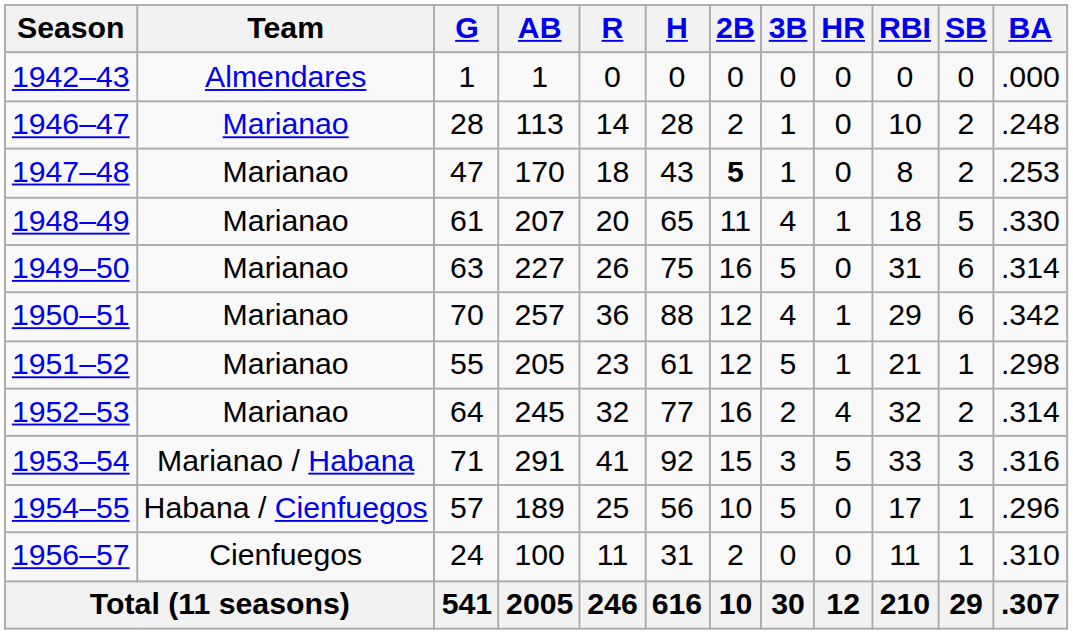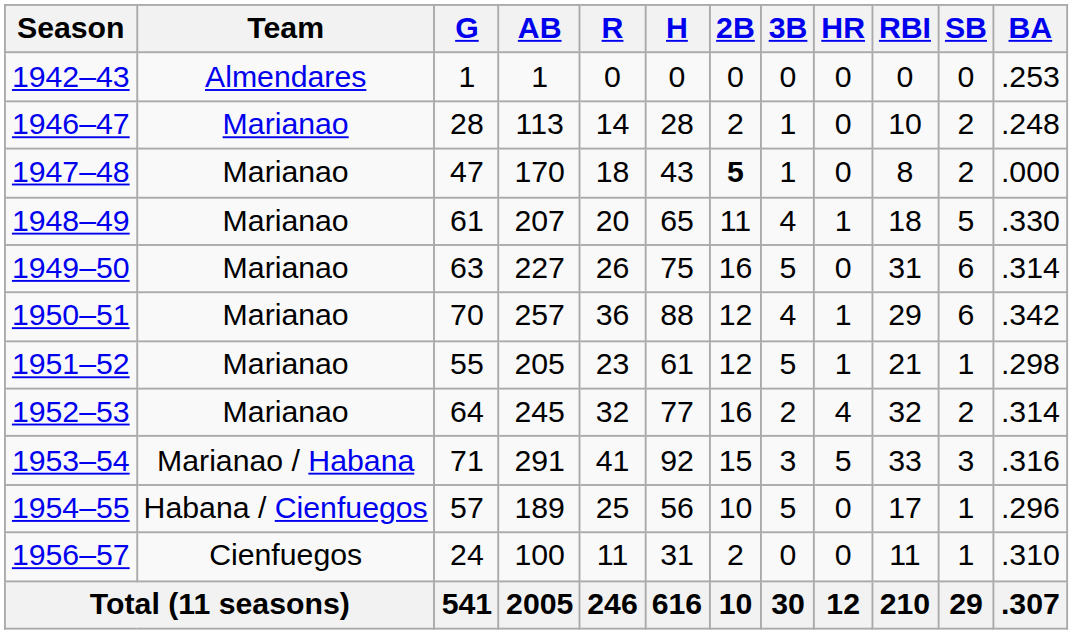(1030, 76) .000 -> (1030, 76) .253
(1030, 172) .253 -> (1030, 172) .000
